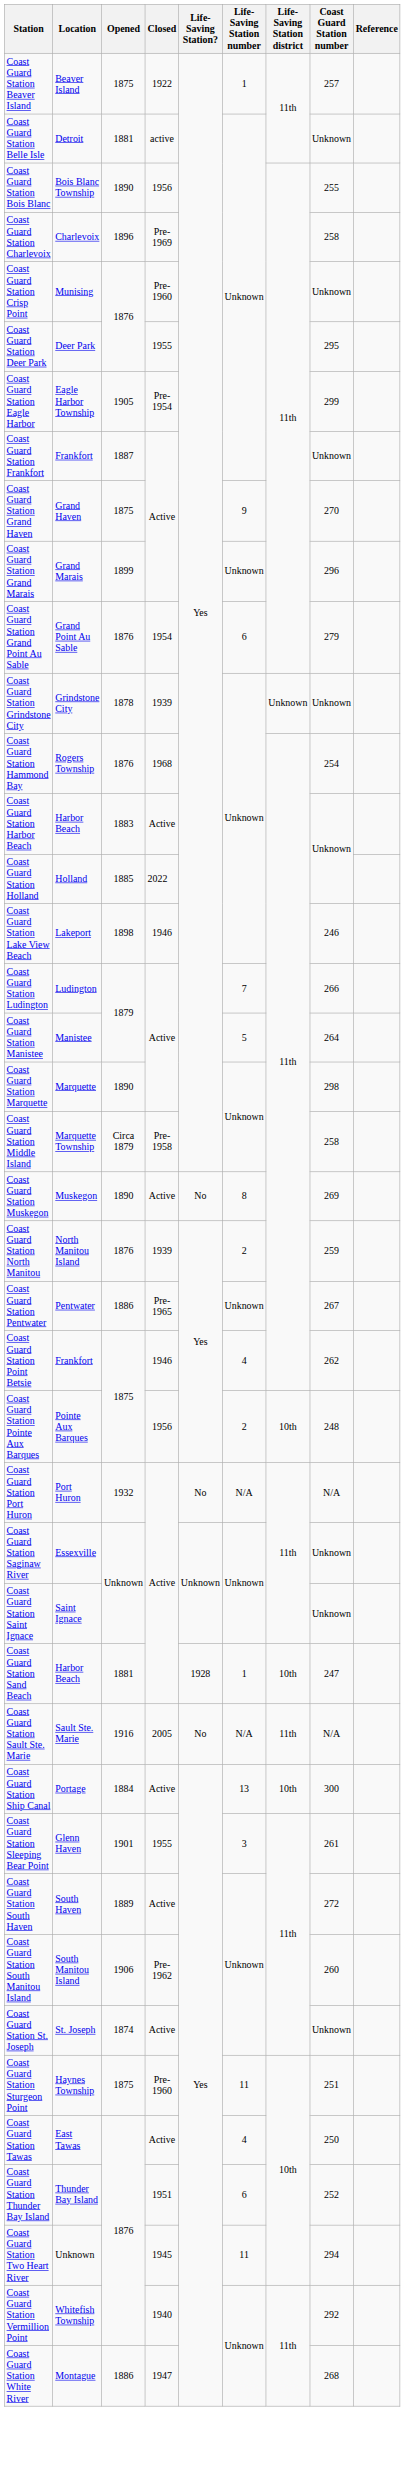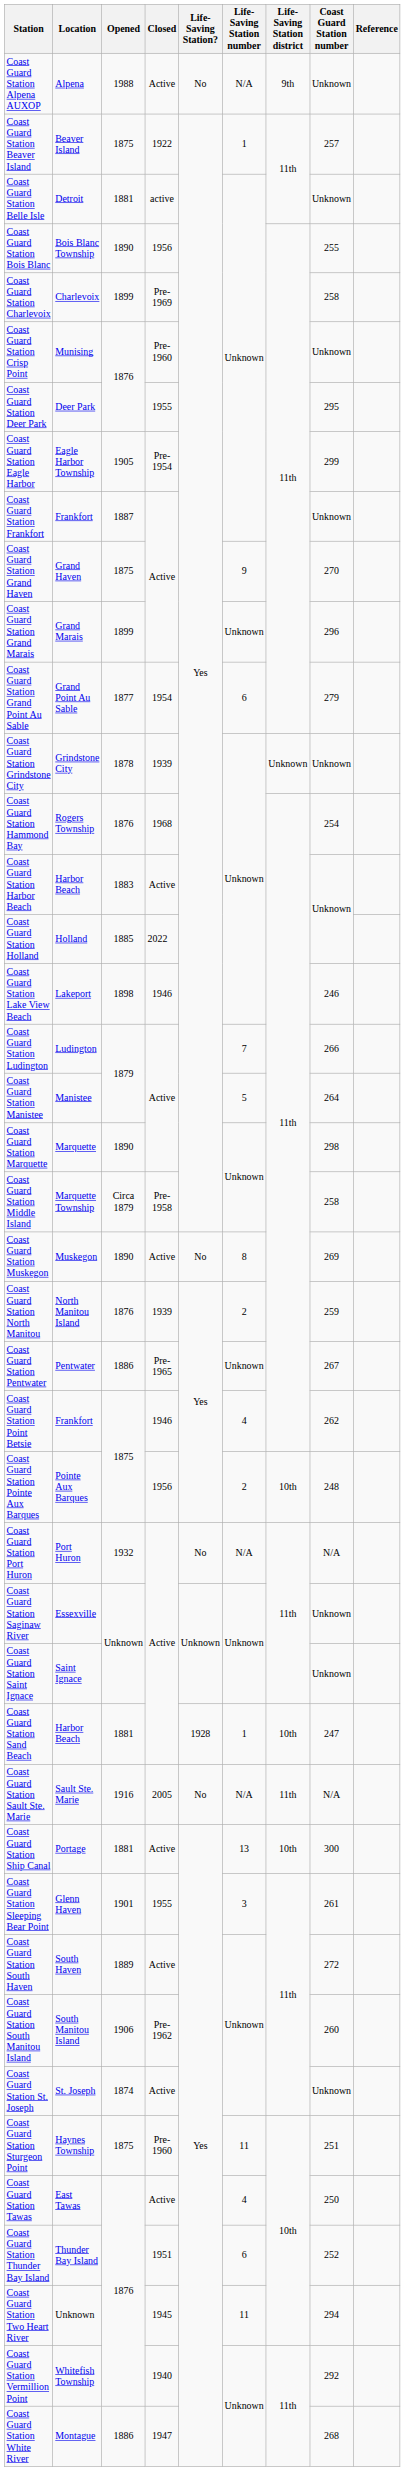+ row: (24, 83)
(123, 237) 1896 -> (123, 297) 1899
(123, 637) 1876 -> (123, 697) 1877
(123, 1789) 1884 -> (123, 1849) 1881
